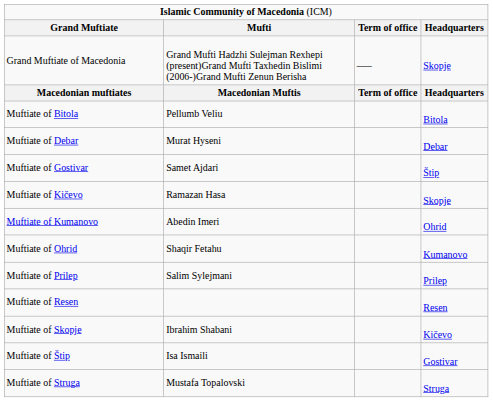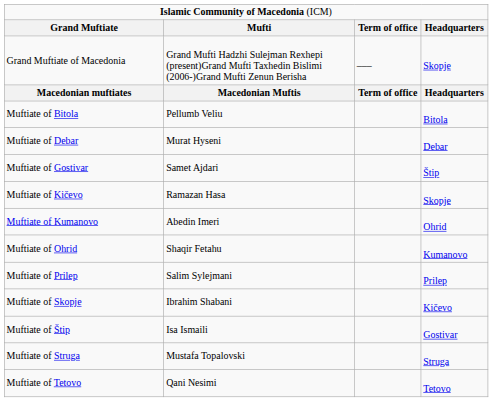- row: (42, 302)
+ row: (44, 383)
